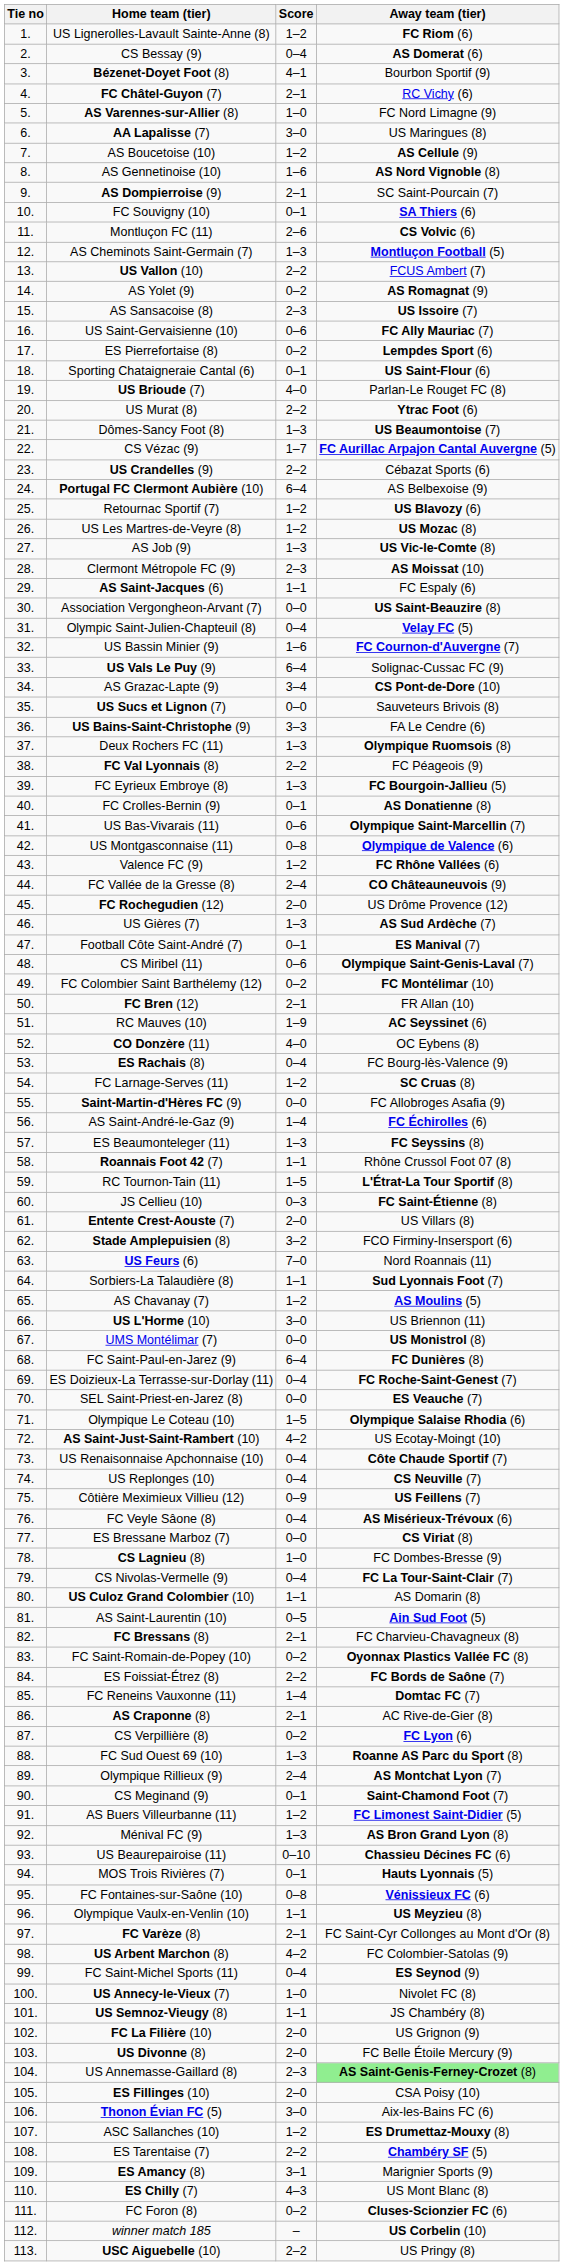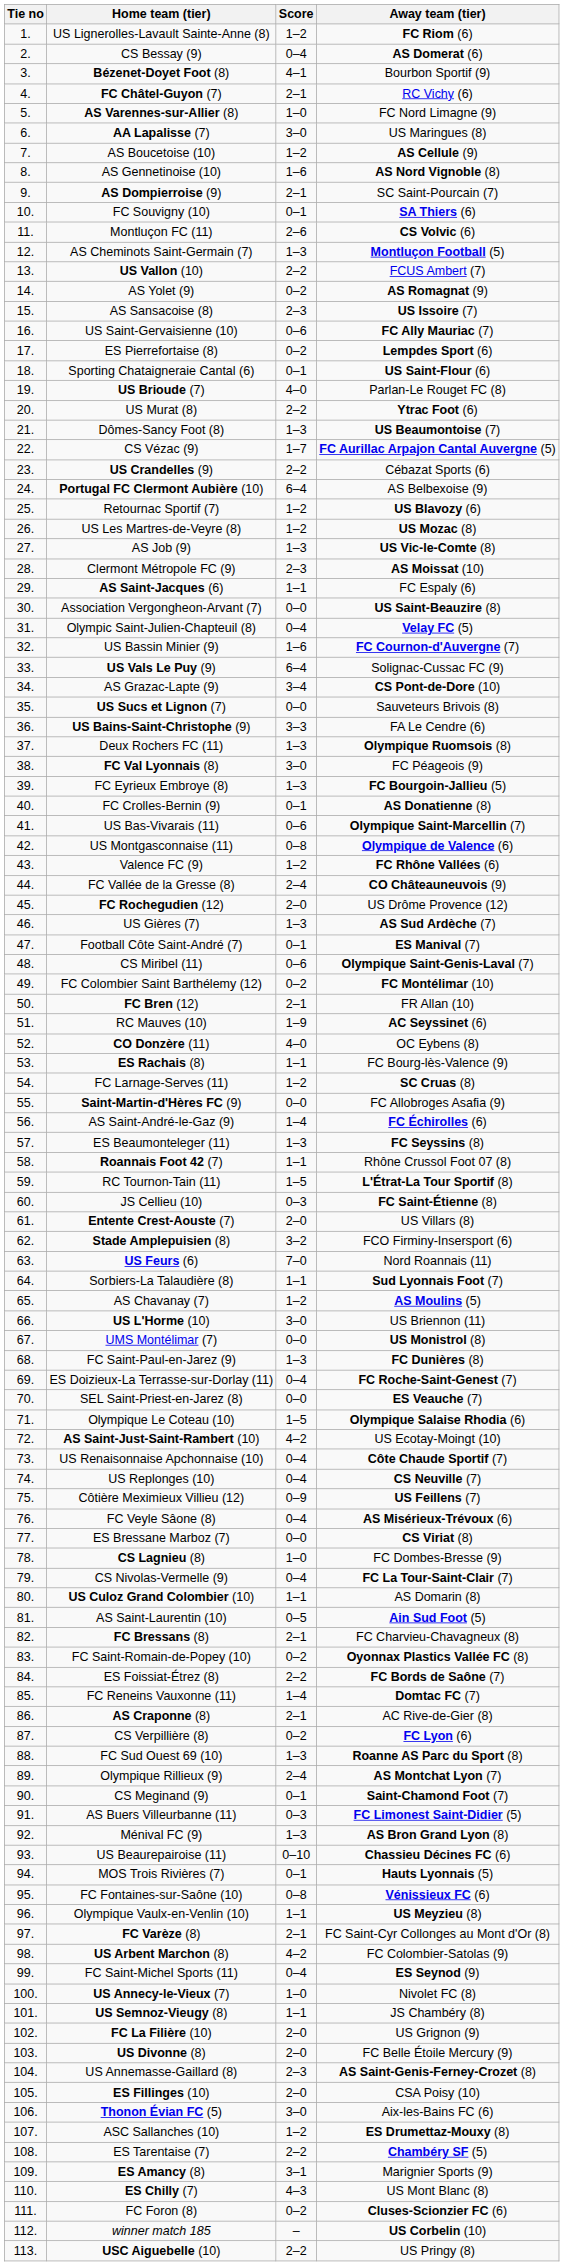(296, 766) 2–2 -> (296, 766) 3–0
(296, 1063) 0–4 -> (296, 1063) 1–1
(296, 1360) 6–4 -> (296, 1360) 1–3
(296, 1815) 1–2 -> (296, 1815) 0–3
(438, 2072) lightgreen background -> (438, 2072) no background
